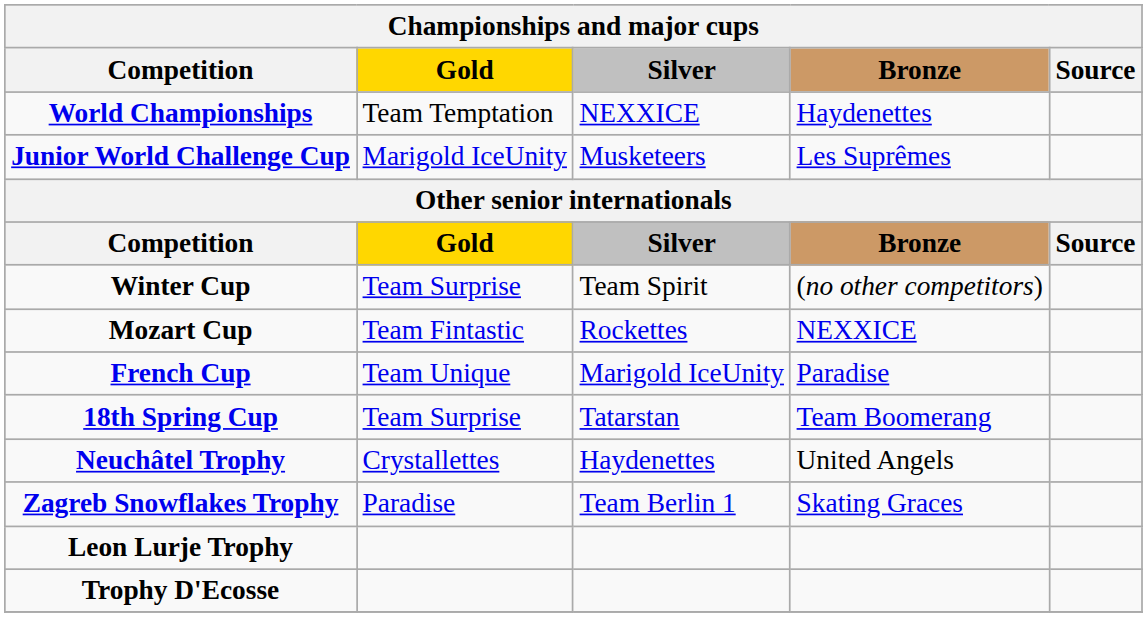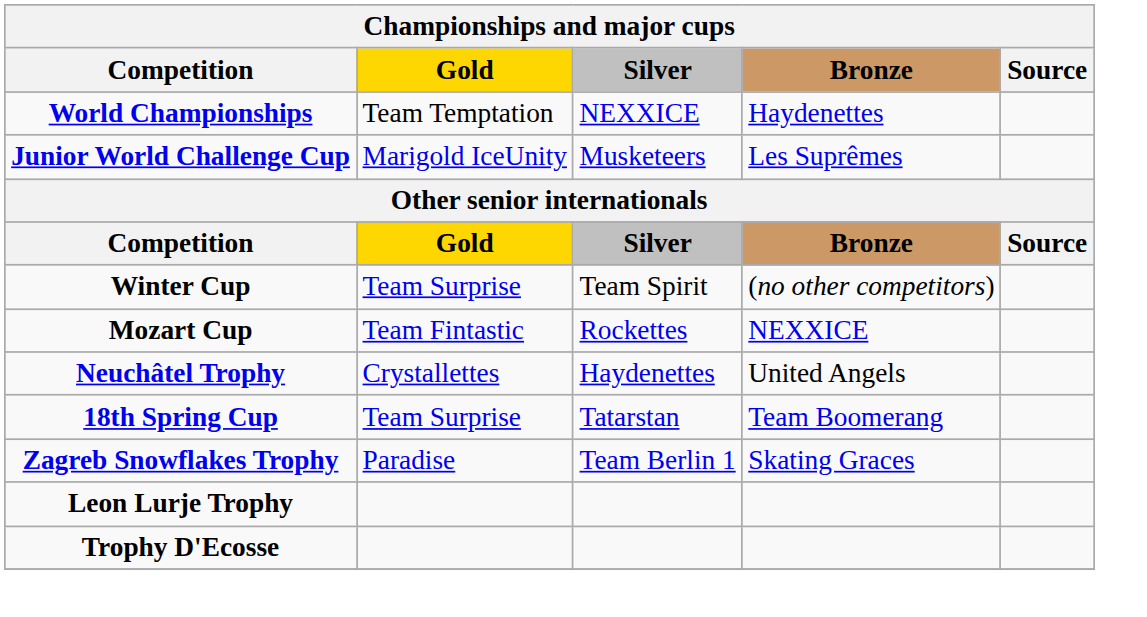- row: (181, 373)
rows swapped: (181, 460) <-> (181, 416)
